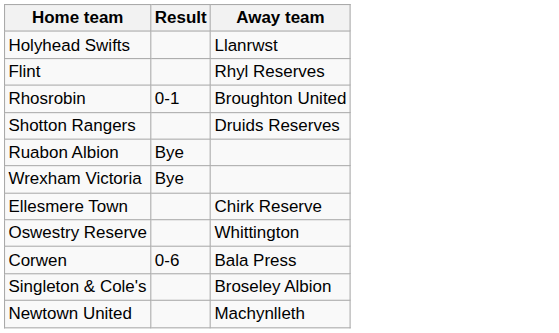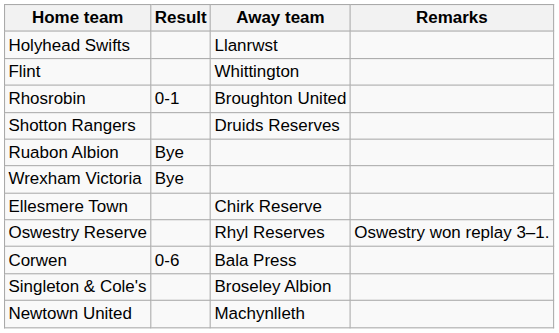+ column: (452, 17)
(270, 71) Rhyl Reserves -> (257, 71) Whittington
(257, 233) Whittington -> (270, 233) Rhyl Reserves
